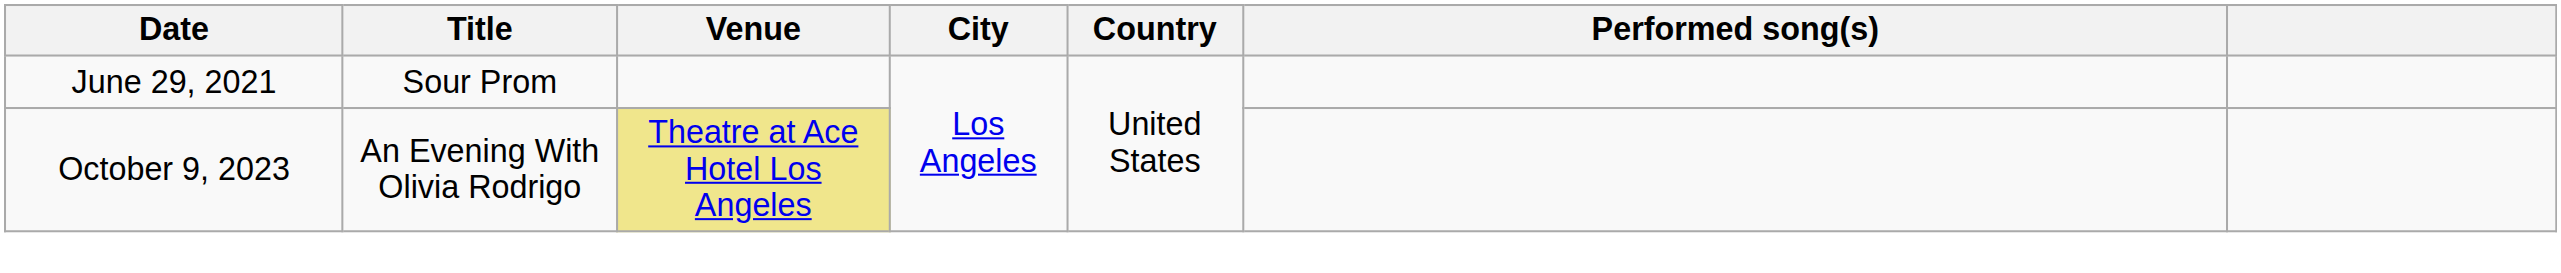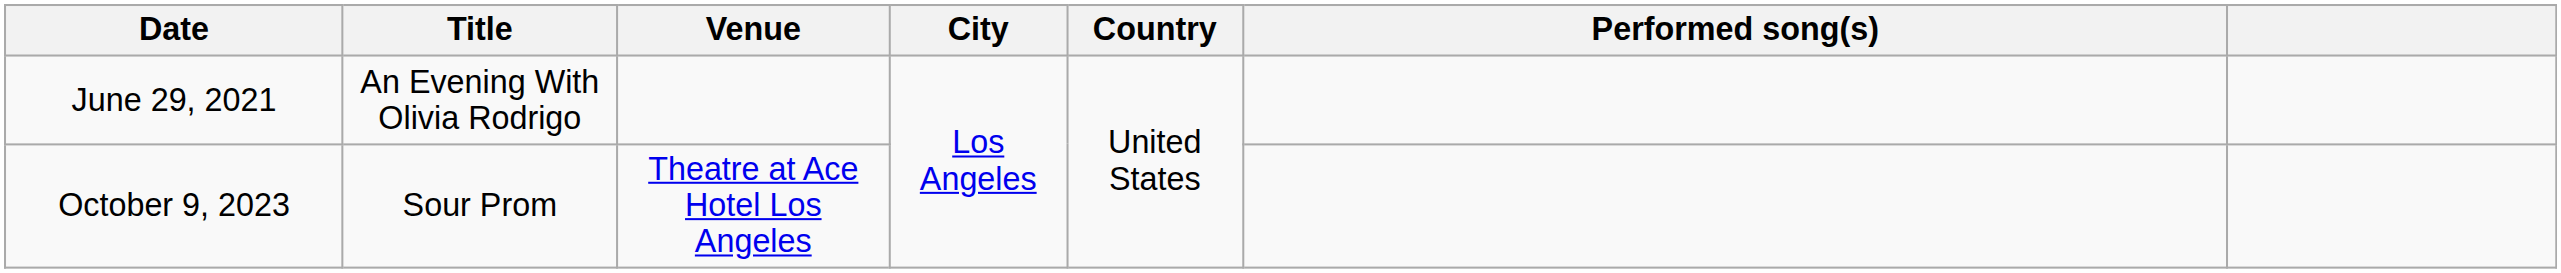(480, 81) Sour Prom -> (480, 99) An Evening With Olivia Rodrigo
(480, 169) An Evening With Olivia Rodrigo -> (480, 205) Sour Prom
(753, 169) khaki background -> (753, 205) no background
